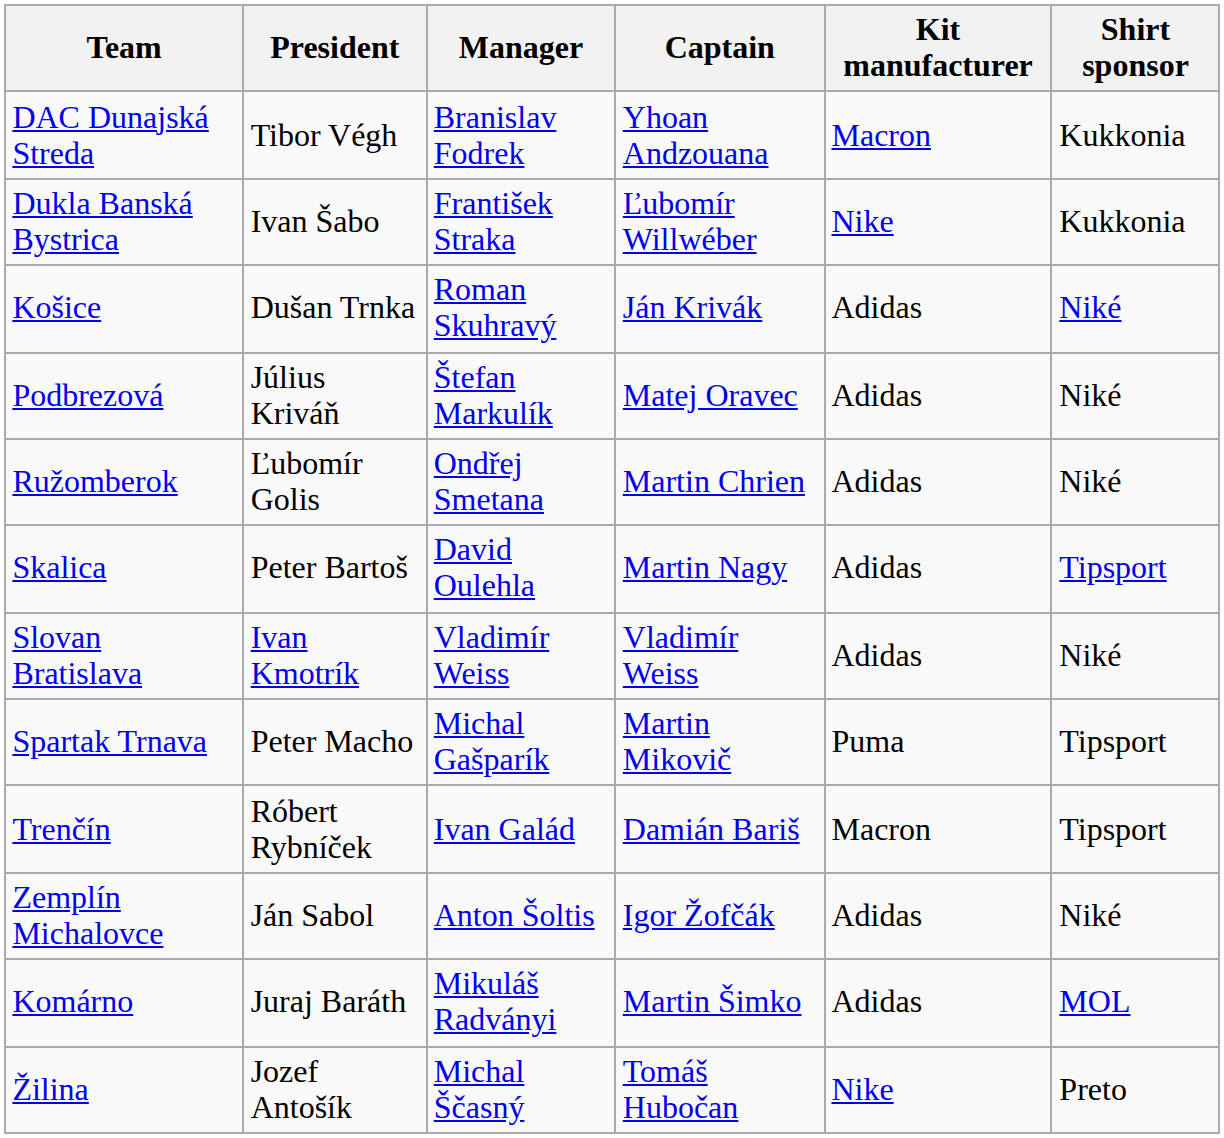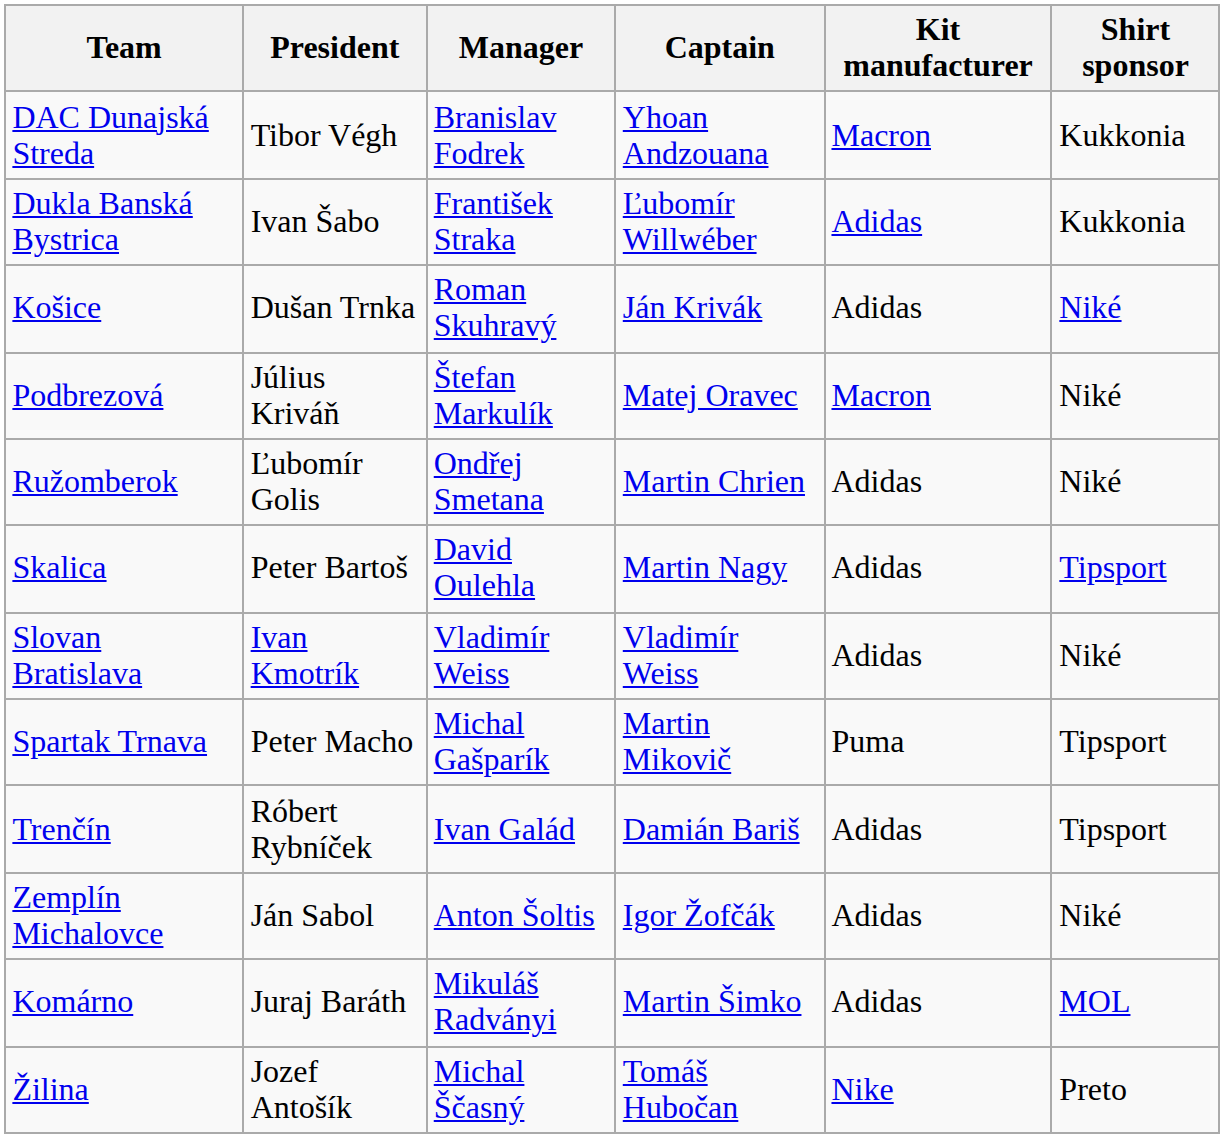(863, 221) Nike -> (877, 221) Adidas
(877, 394) Adidas -> (881, 394) Macron
(881, 828) Macron -> (877, 828) Adidas
